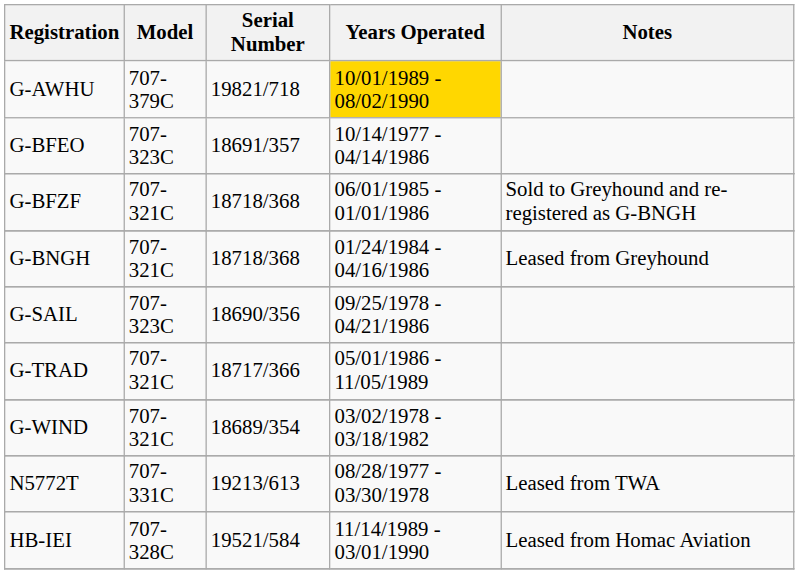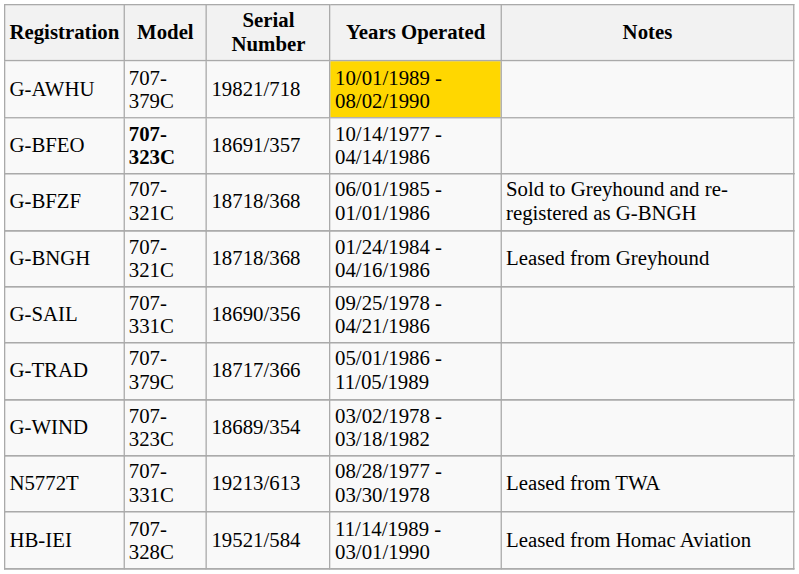(151, 145) normal -> (152, 145) bold
(151, 314) 707-323C -> (151, 314) 707-331C
(151, 371) 707-321C -> (151, 371) 707-379C
(151, 427) 707-321C -> (151, 427) 707-323C
